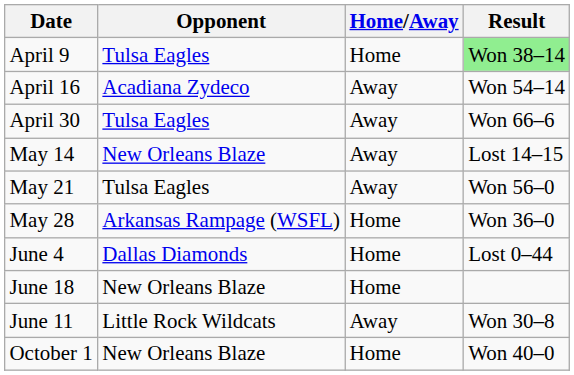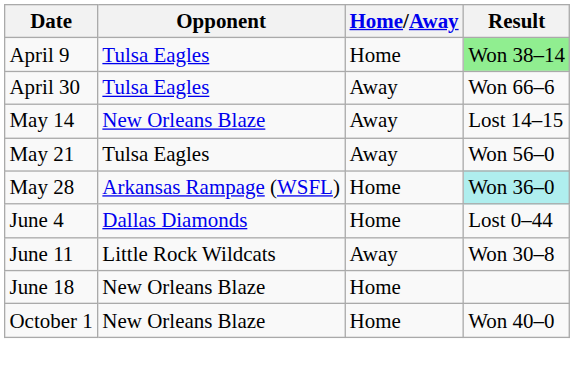- row: (45, 87)
(511, 220) no background -> (511, 187) paleturquoise background
rows swapped: (41, 320) <-> (42, 287)
